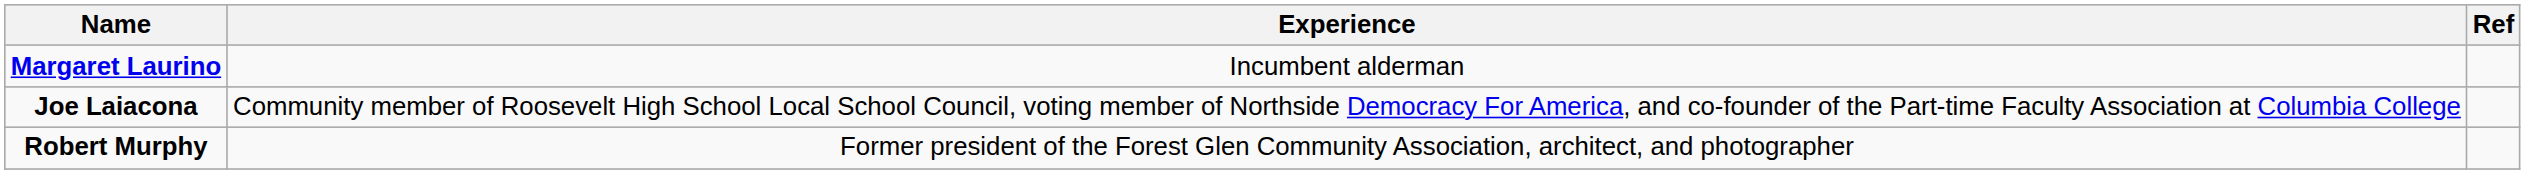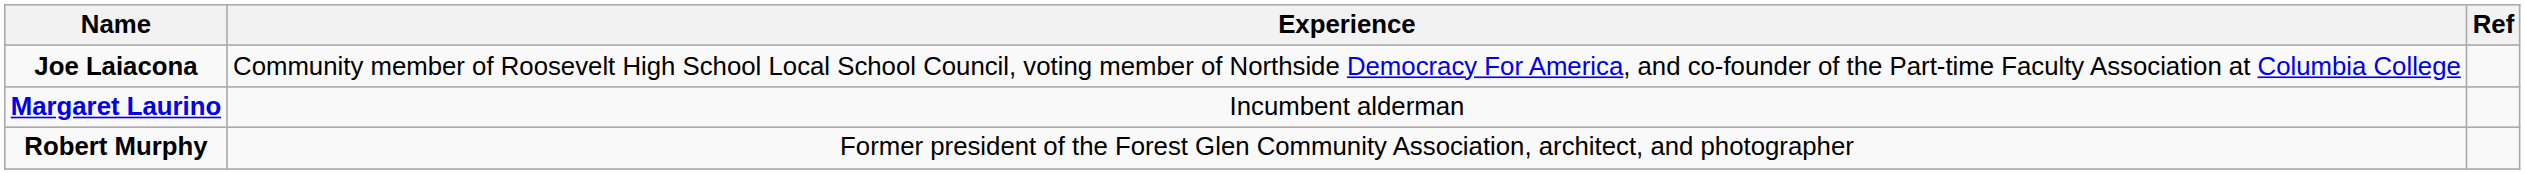rows swapped: (116, 106) <-> (116, 65)
